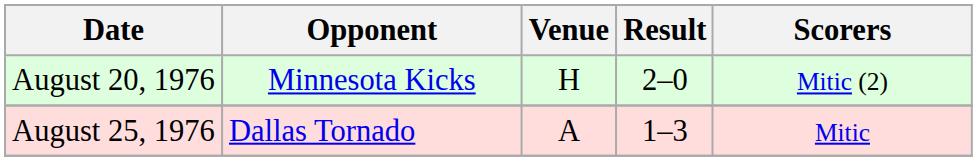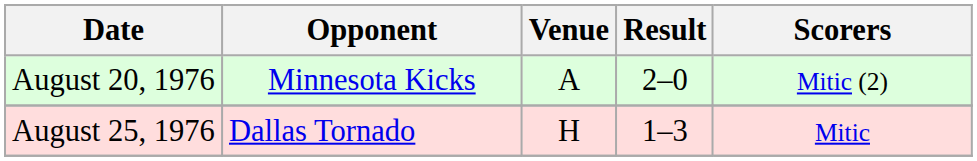(569, 80) H -> (569, 80) A
(569, 130) A -> (569, 130) H
